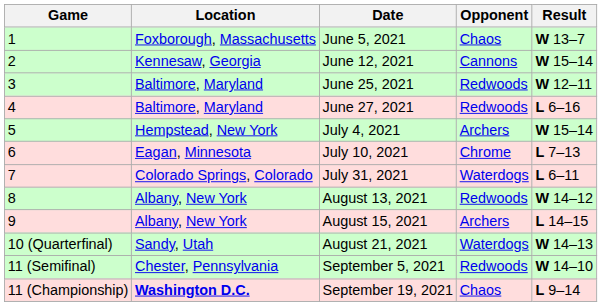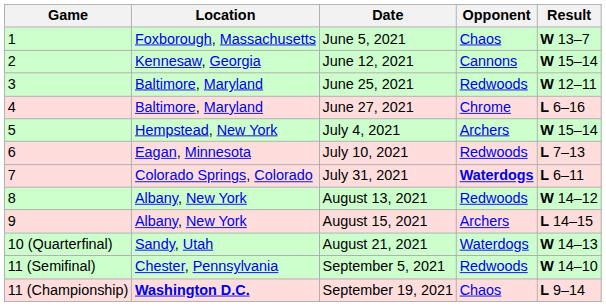(494, 107) Redwoods -> (485, 107) Chrome
(485, 152) Chrome -> (494, 152) Redwoods
(494, 175) normal -> (497, 175) bold
